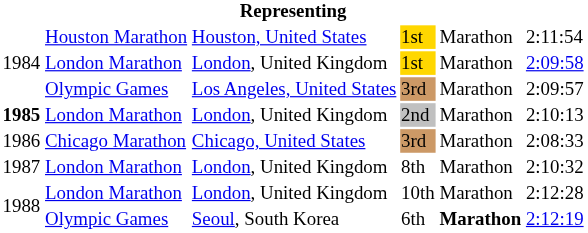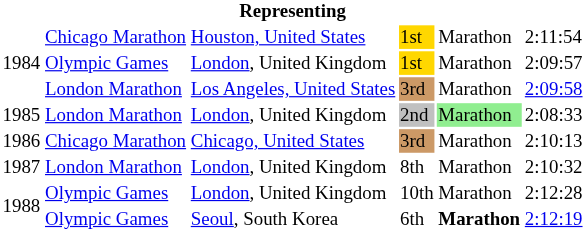(116, 37) Houston Marathon -> (116, 37) Chicago Marathon
(113, 62) London Marathon -> (107, 62) Olympic Games
(555, 62) 2:09:58 -> (554, 62) 2:09:57
(107, 88) Olympic Games -> (113, 88) London Marathon
(555, 88) 2:09:57 -> (554, 88) 2:09:58
(21, 114) bold -> (21, 114) normal
(476, 114) no background -> (475, 114) lightgreen background
(555, 114) 2:10:13 -> (554, 114) 2:08:33
(555, 140) 2:08:33 -> (554, 140) 2:10:13
(113, 192) London Marathon -> (107, 192) Olympic Games
